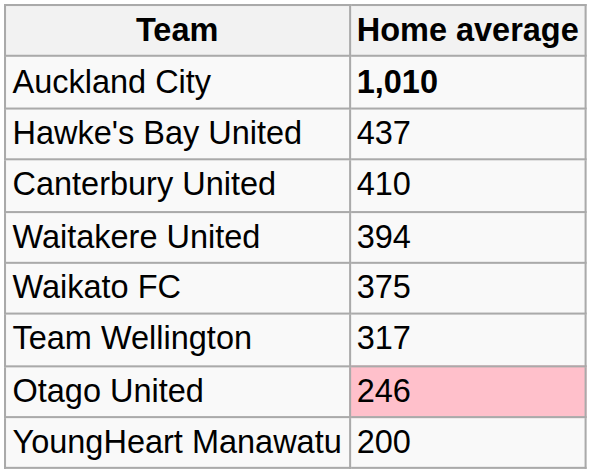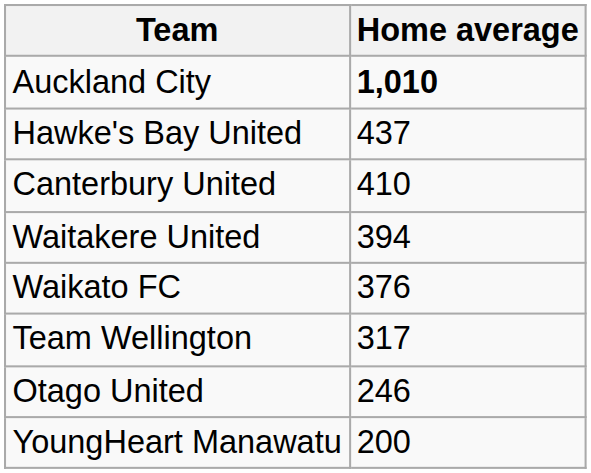(384, 287) 375 -> (384, 287) 376
(384, 390) pink background -> (384, 390) no background
